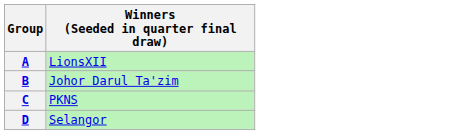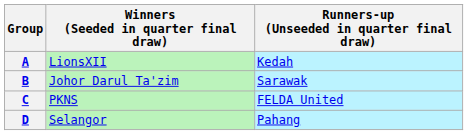+ column: (358, 28)
